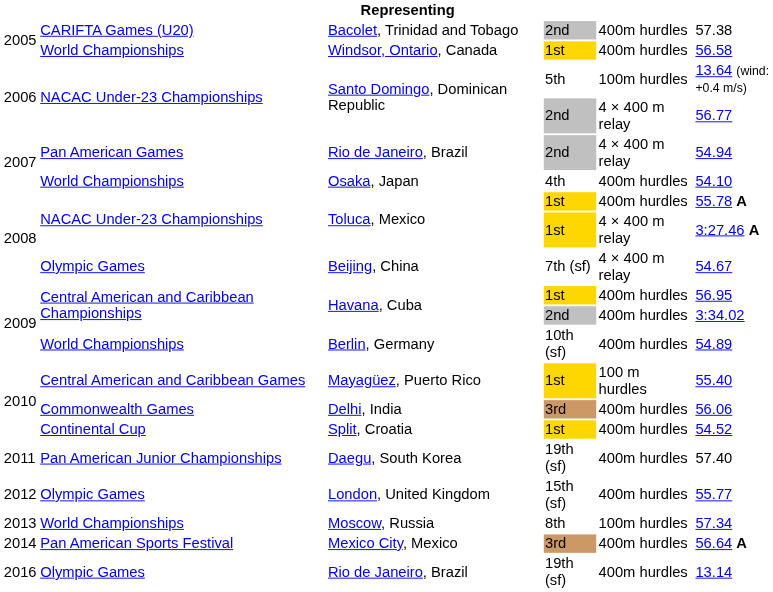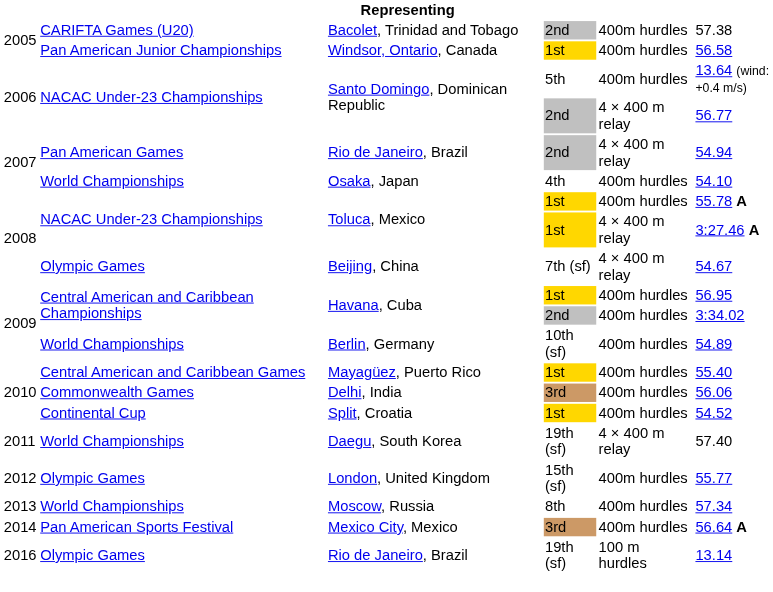(112, 50) World Championships -> (161, 50) Pan American Junior Championships
(643, 79) 100m hurdles -> (643, 79) 400m hurdles
(623, 380) 100 m hurdles -> (643, 372) 400m hurdles
(161, 458) Pan American Junior Championships -> (112, 441) World Championships
(643, 458) 400m hurdles -> (631, 441) 4 × 400 m relay
(643, 523) 100m hurdles -> (643, 506) 400m hurdles
(643, 572) 400m hurdles -> (623, 555) 100 m hurdles
